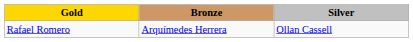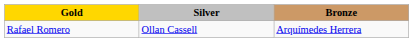columns swapped: (341, 12) <-> (207, 12)
